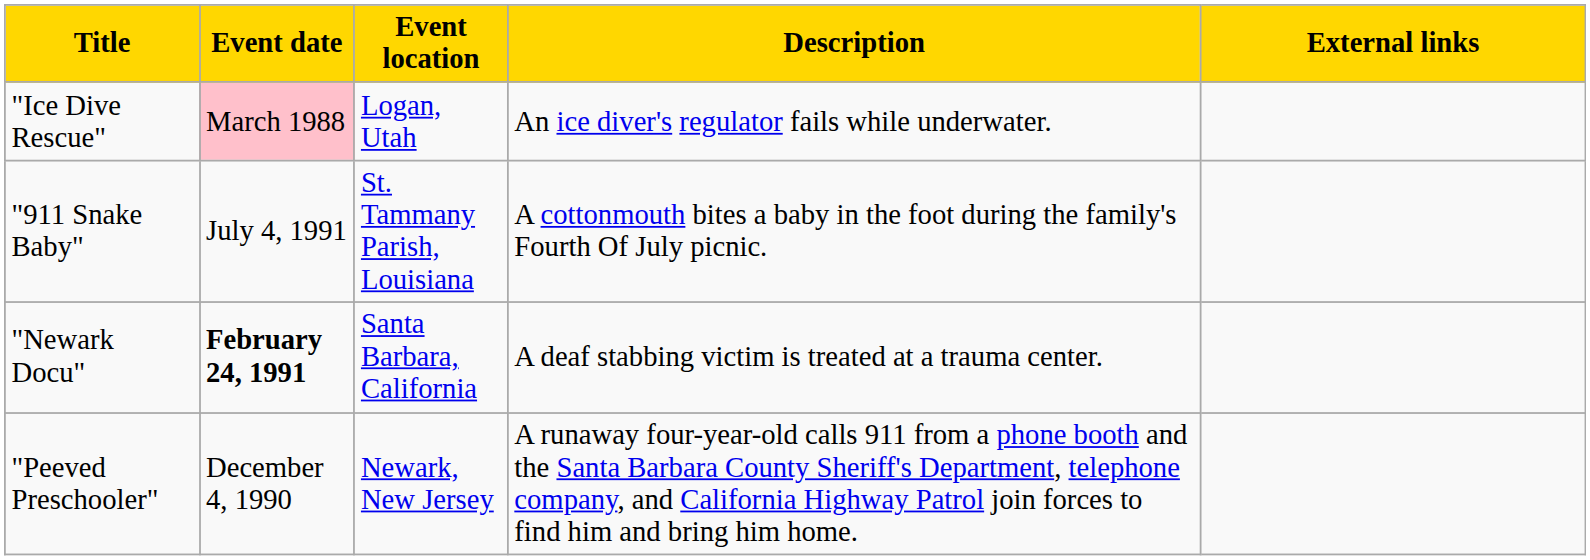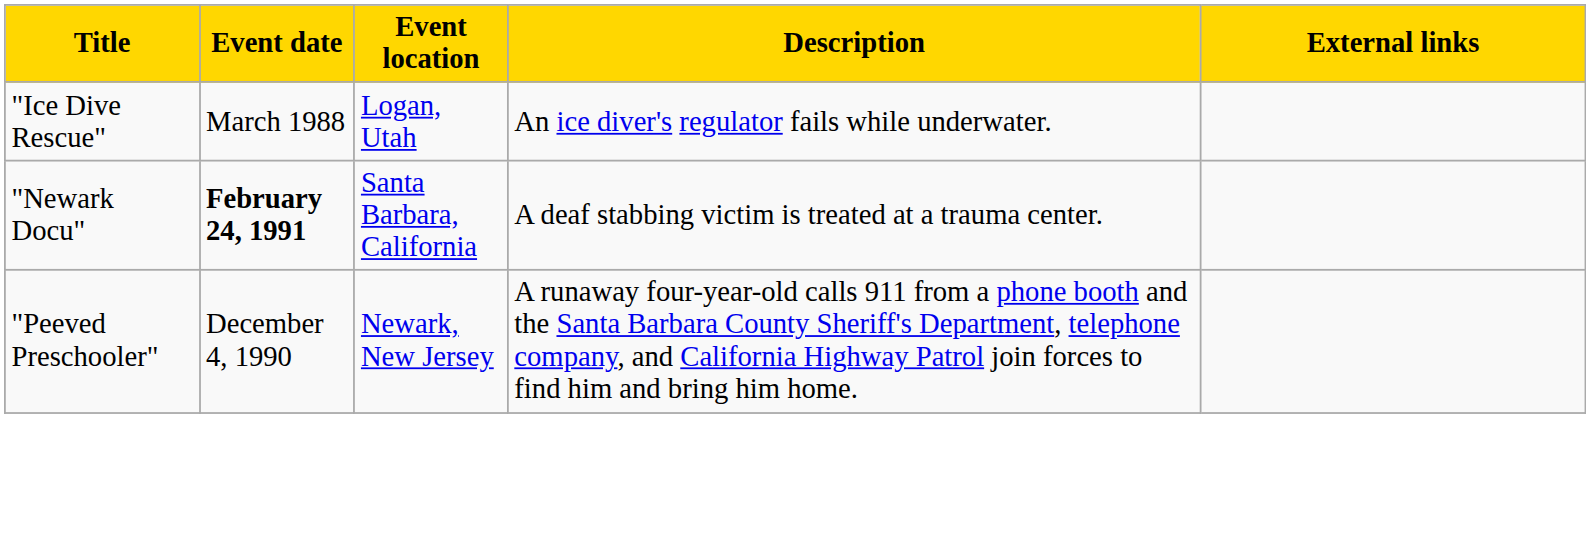(276, 120) pink background -> (276, 120) no background
- row: (77, 230)
